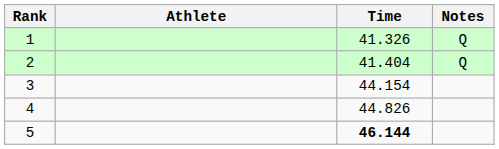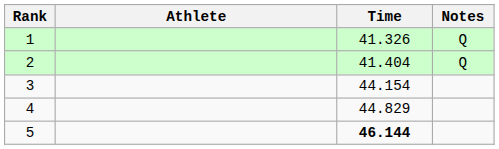(385, 109) 44.826 -> (385, 109) 44.829
